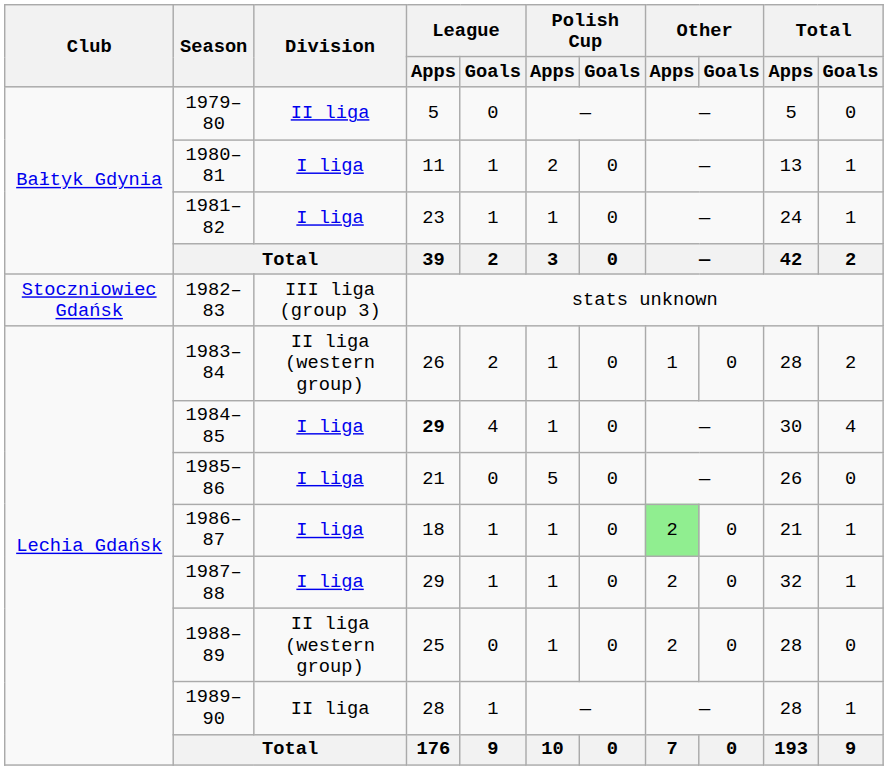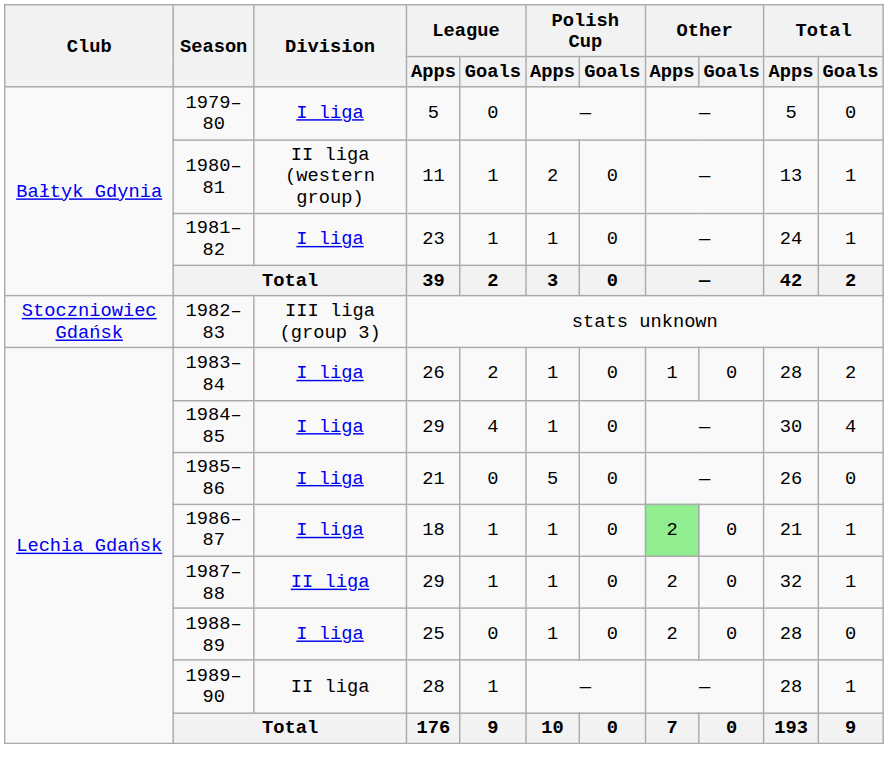(330, 113) II liga -> (330, 113) I liga
(330, 166) I liga -> (330, 176) II liga (western group)
(330, 363) II liga (western group) -> (330, 374) I liga
(433, 426) bold -> (433, 426) normal
(330, 582) I liga -> (330, 582) II liga
(330, 645) II liga (western group) -> (330, 634) I liga
